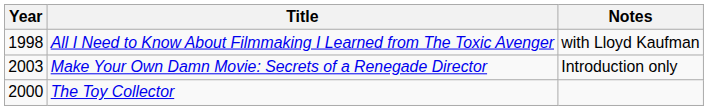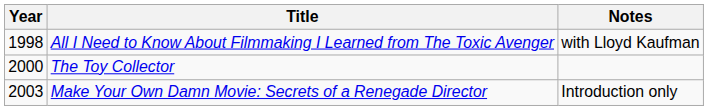rows swapped: (112, 92) <-> (269, 67)
